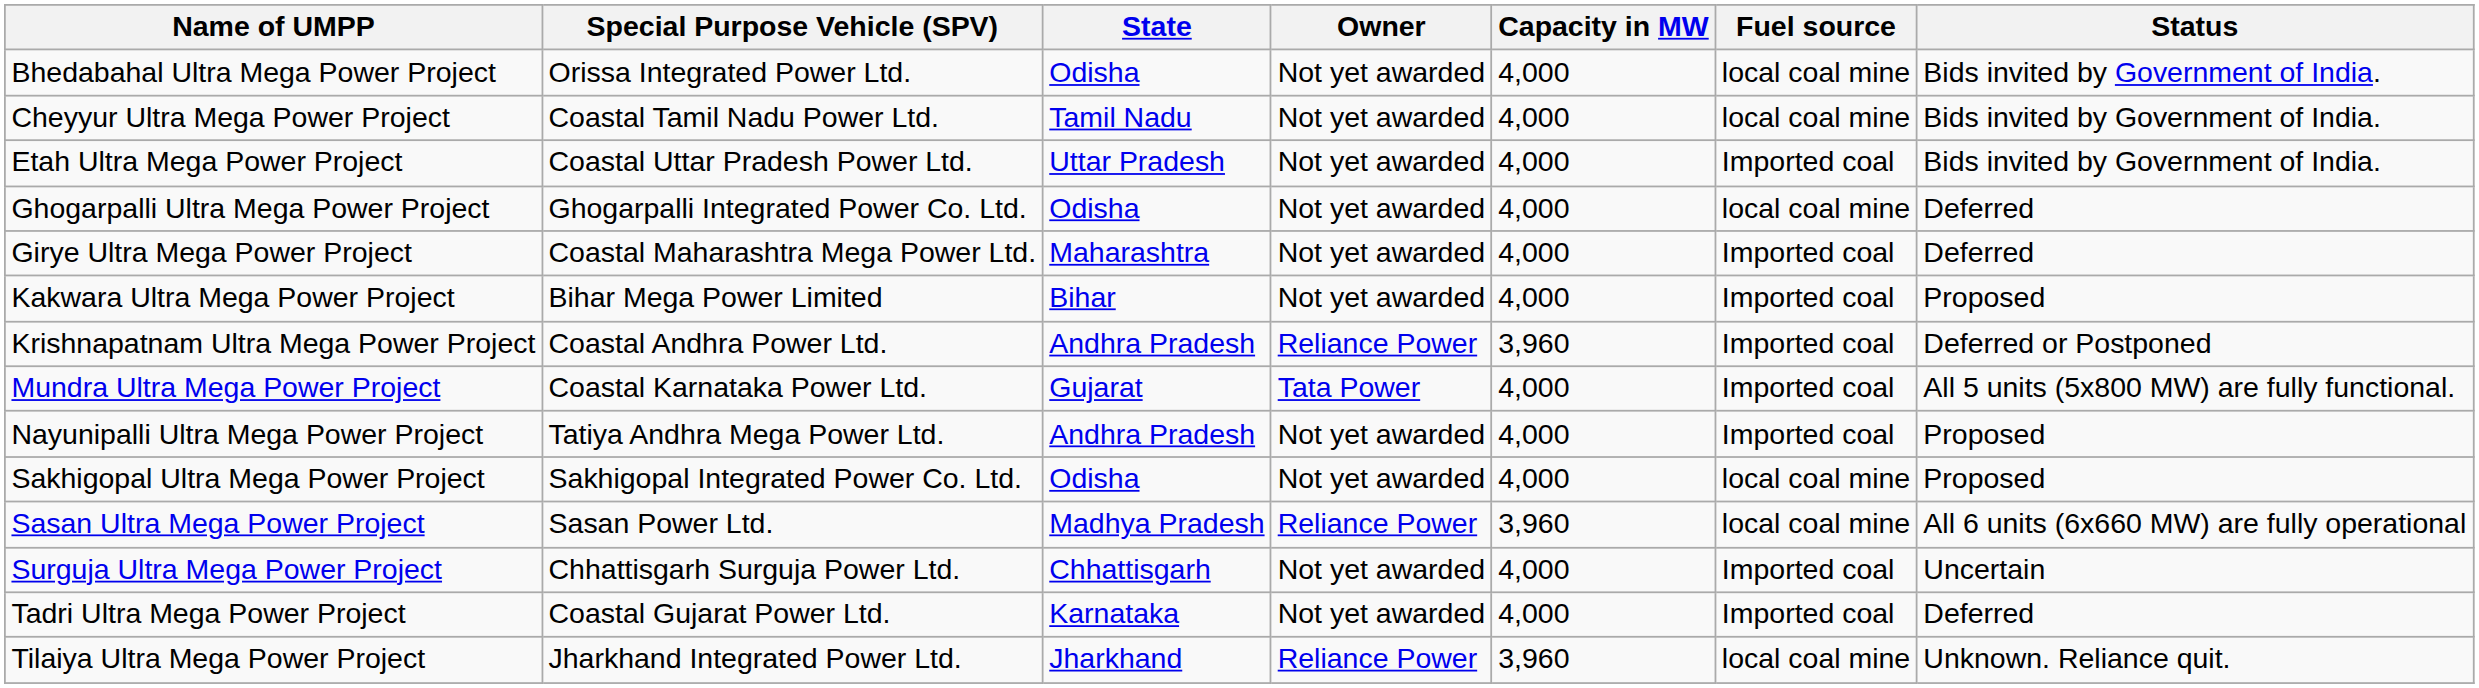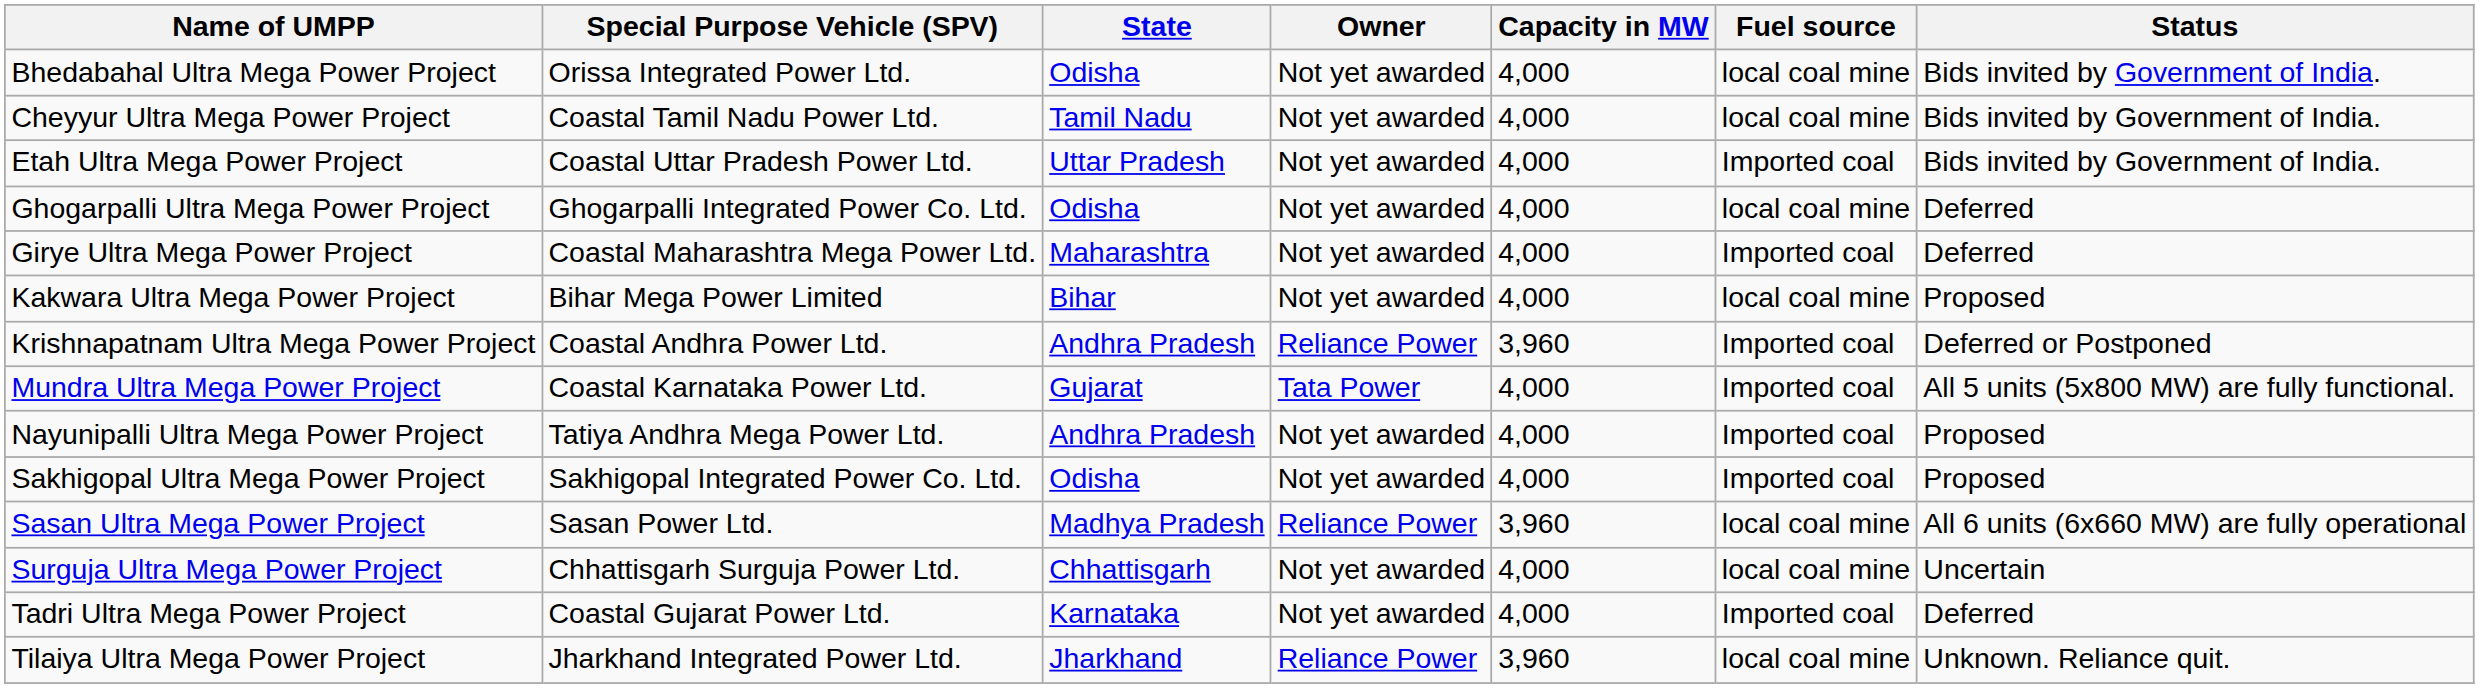(1808, 298) Imported coal -> (1816, 298) local coal mine
(1816, 478) local coal mine -> (1808, 478) Imported coal
(1808, 569) Imported coal -> (1816, 569) local coal mine
